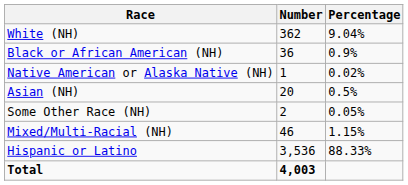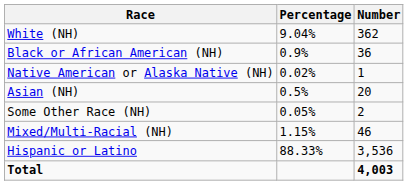columns swapped: (301, 14) <-> (364, 14)
